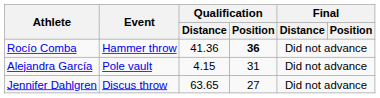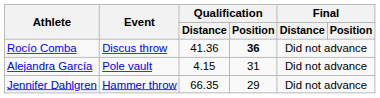(139, 49) Hammer throw -> (135, 49) Discus throw
(135, 85) Discus throw -> (139, 85) Hammer throw
(204, 85) 63.65 -> (204, 85) 66.35
(253, 85) 27 -> (253, 85) 29
